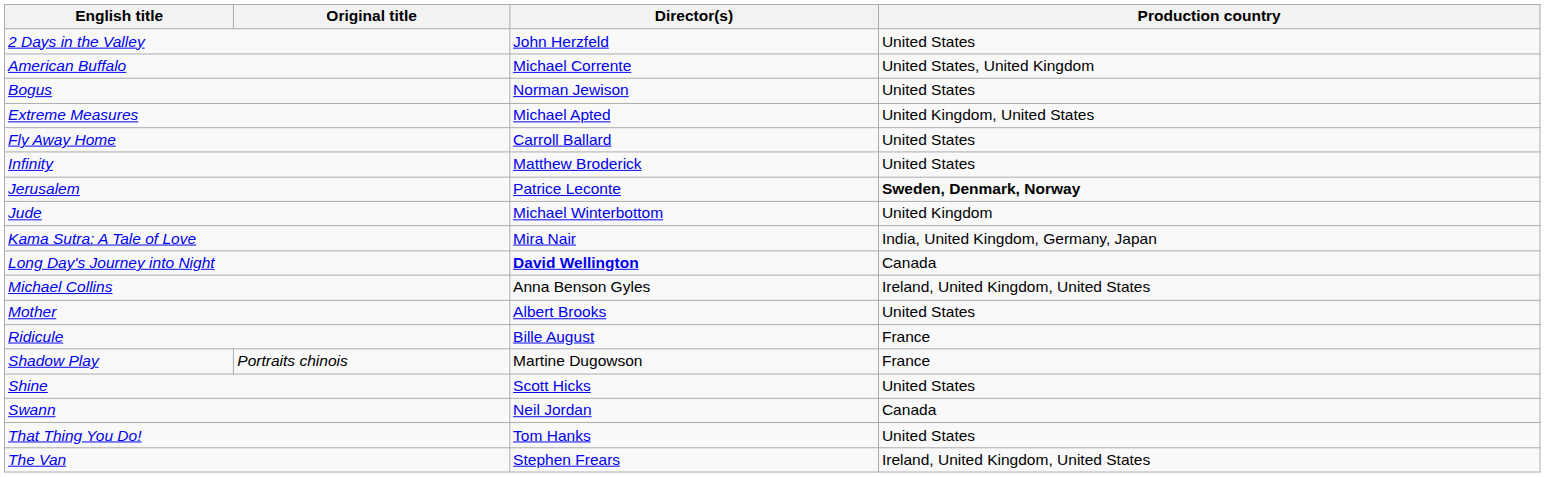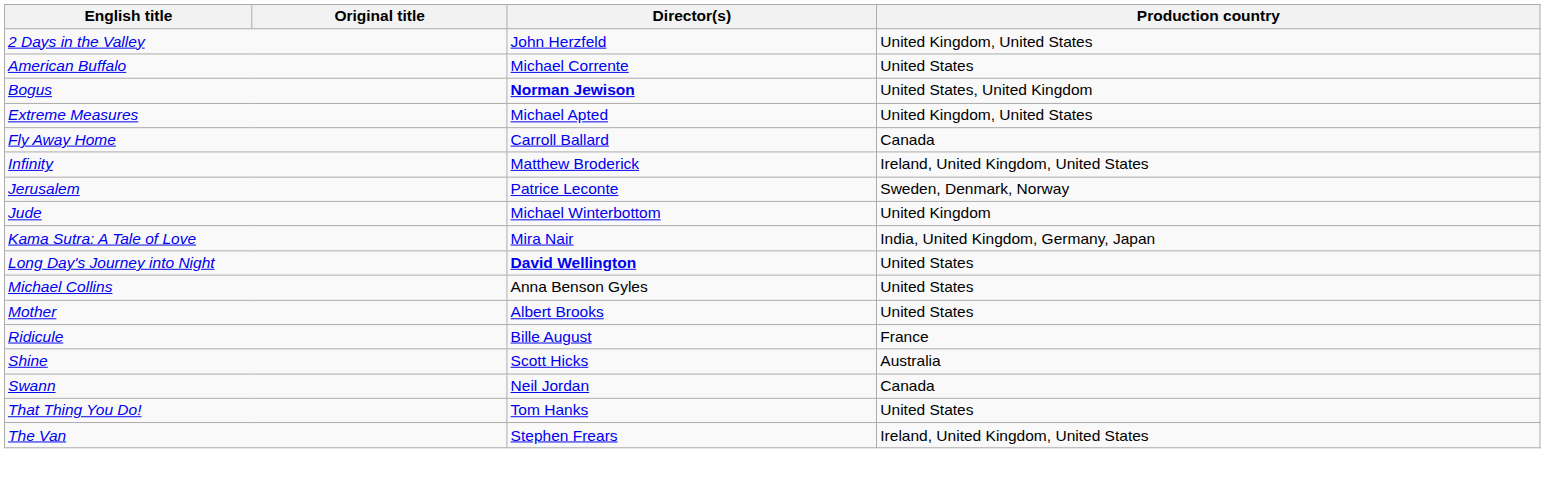(929, 41) United States -> (986, 41) United Kingdom, United States
(988, 66) United States, United Kingdom -> (927, 66) United States
(571, 90) normal -> (573, 90) bold
(929, 90) United States -> (986, 90) United States, United Kingdom
(929, 139) United States -> (907, 139) Canada
(929, 164) United States -> (1014, 164) Ireland, United Kingdom, United States
(981, 189) bold -> (975, 189) normal
(909, 262) Canada -> (927, 262) United States
(1016, 287) Ireland, United Kingdom, United States -> (927, 287) United States
- row: (53, 361)
(929, 386) United States -> (910, 361) Australia
